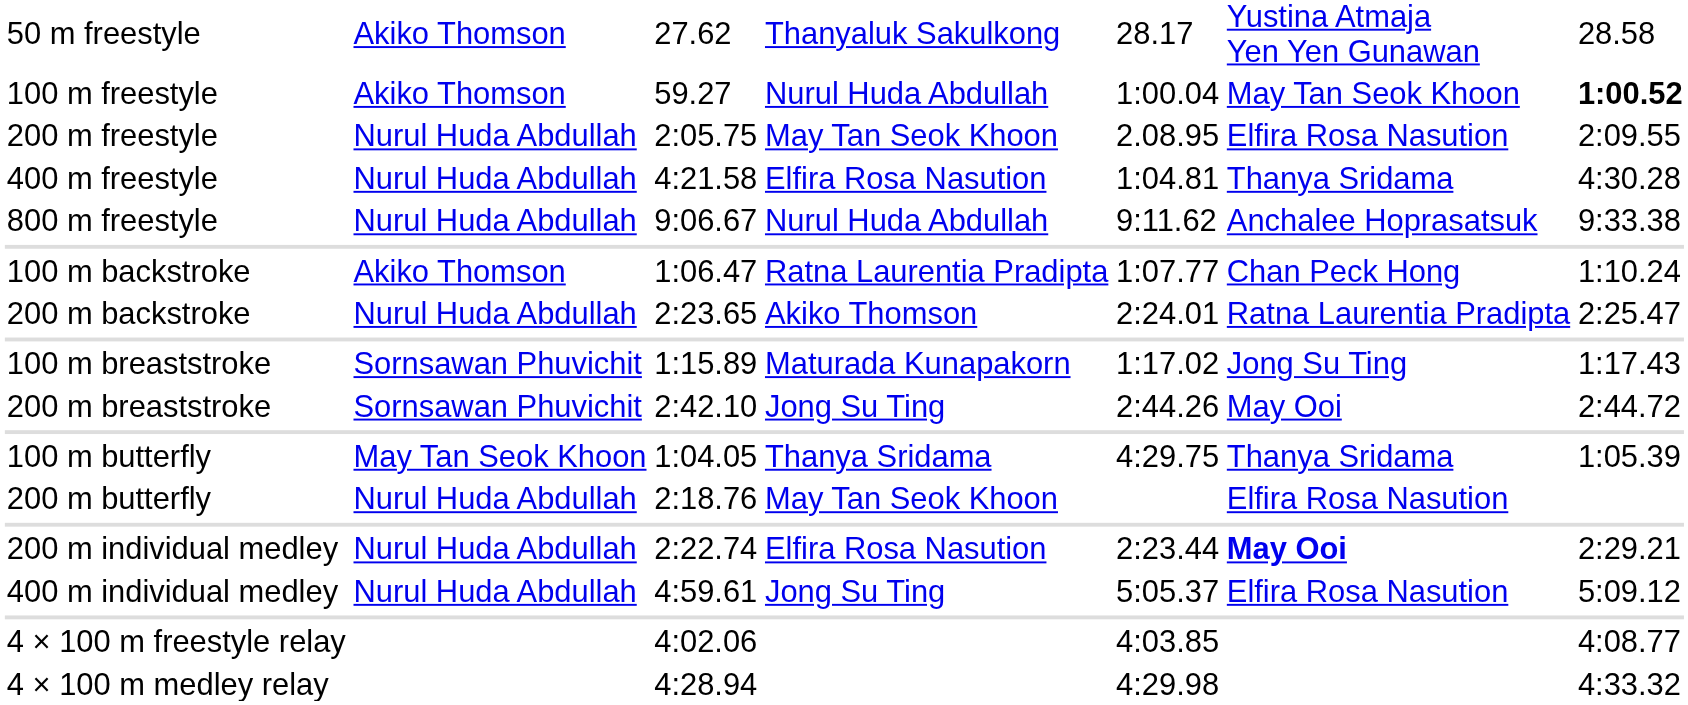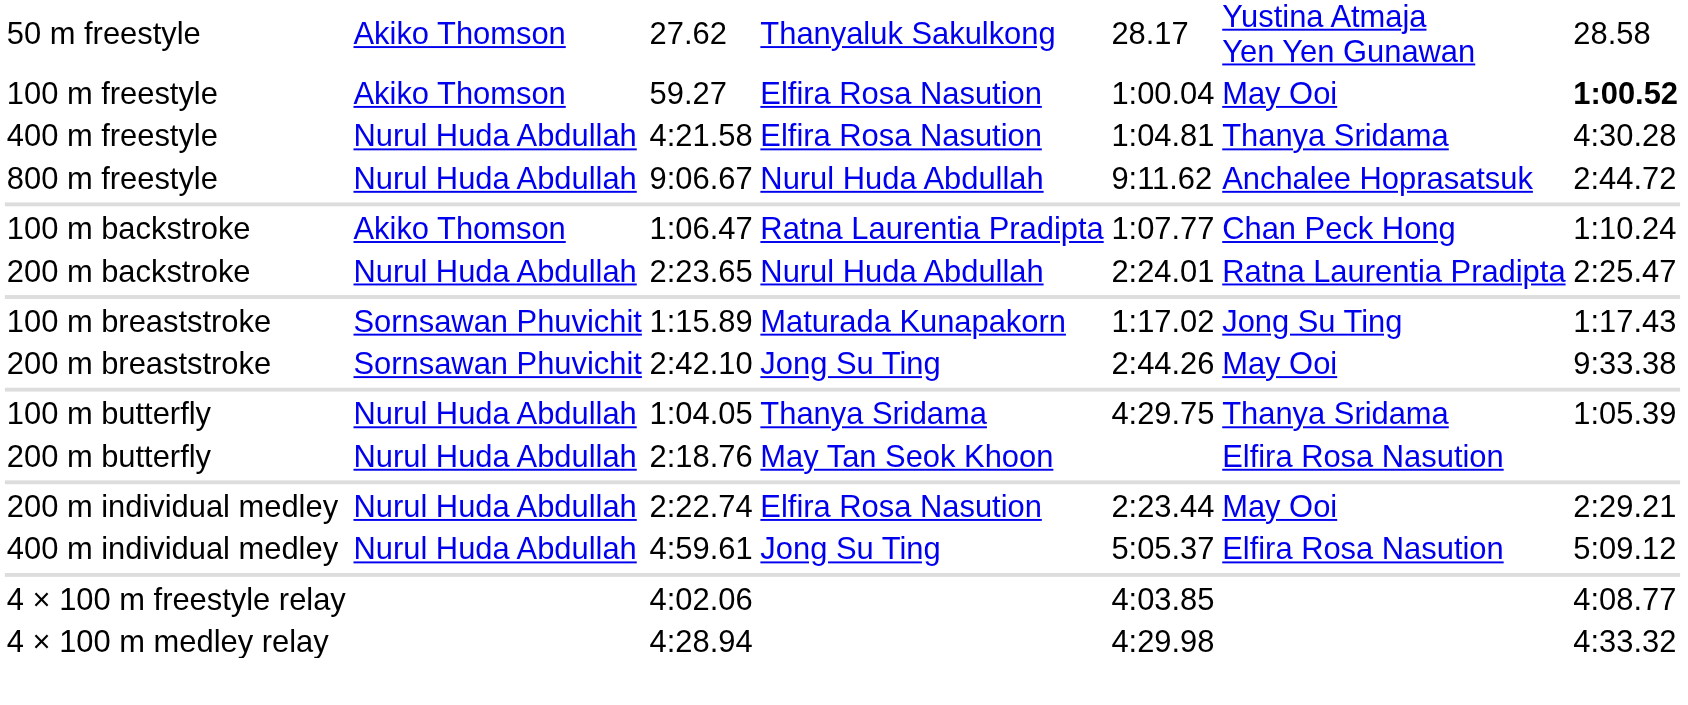(907, 93) Nurul Huda Abdullah -> (901, 93) Elfira Rosa Nasution
(1373, 93) May Tan Seok Khoon -> (1280, 93) May Ooi
- row: (112, 136)
(1629, 221) 9:33.38 -> (1625, 178) 2:44.72
(871, 313) Akiko Thomson -> (902, 271) Nurul Huda Abdullah
(1629, 406) 2:44.72 -> (1625, 364) 9:33.38
(500, 456) May Tan Seok Khoon -> (495, 414) Nurul Huda Abdullah
(1287, 549) bold -> (1280, 506) normal
